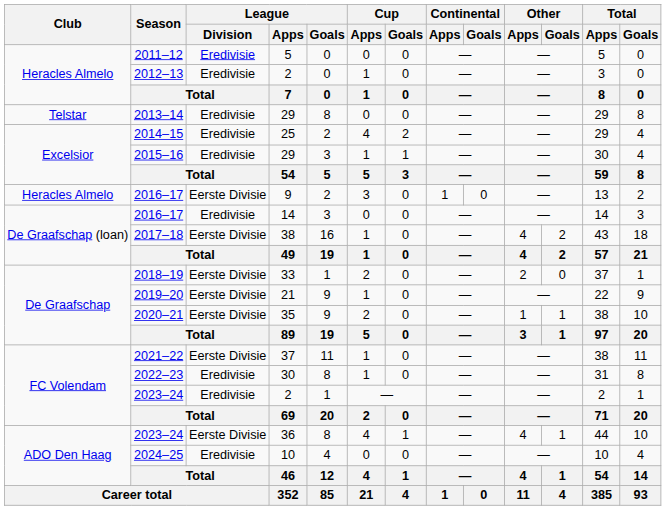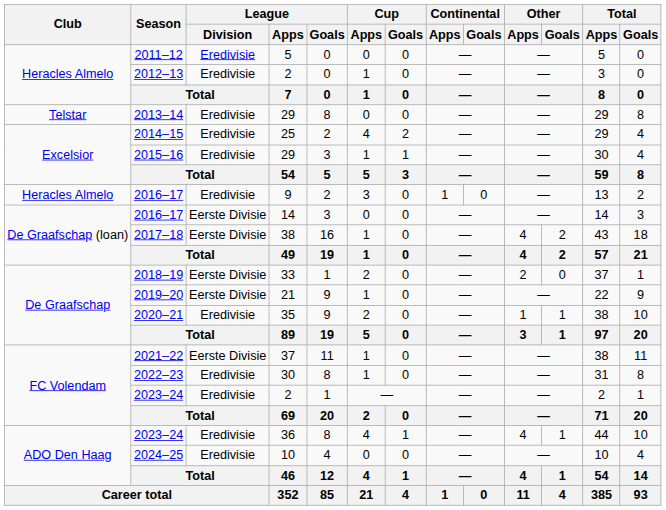(228, 194) Eerste Divisie -> (228, 194) Eredivisie
(228, 214) Eredivisie -> (228, 214) Eerste Divisie
(228, 315) Eerste Divisie -> (228, 315) Eredivisie
(228, 435) Eerste Divisie -> (228, 435) Eredivisie
